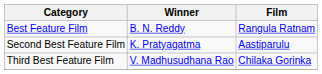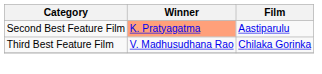- row: (47, 28)
(165, 45) no background -> (165, 28) lightsalmon background
